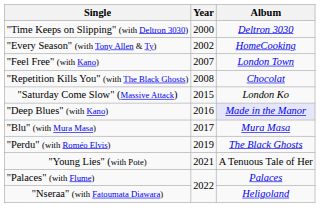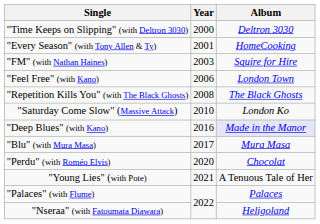(204, 45) 2002 -> (204, 45) 2001
+ row: (57, 62)
(204, 62) 2007 -> (204, 78) 2006
(266, 78) Chocolat -> (266, 95) The Black Ghosts
(204, 95) 2015 -> (204, 111) 2010
(204, 144) 2019 -> (204, 161) 2020
(266, 144) The Black Ghosts -> (266, 161) Chocolat
